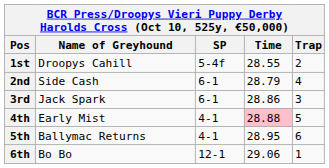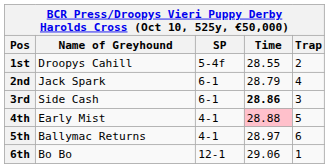(69, 81) Side Cash -> (72, 81) Jack Spark
(72, 99) Jack Spark -> (69, 99) Side Cash
(263, 99) normal -> (263, 99) bold
(263, 136) 28.95 -> (263, 136) 28.97
